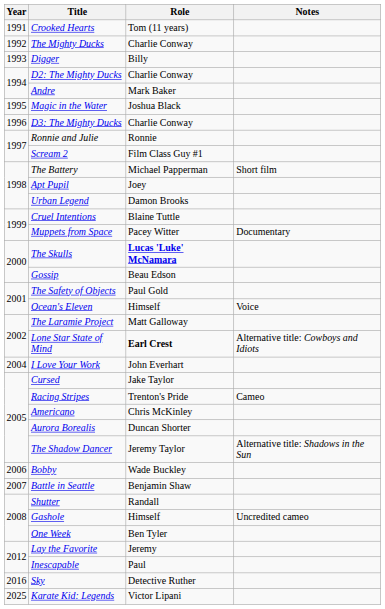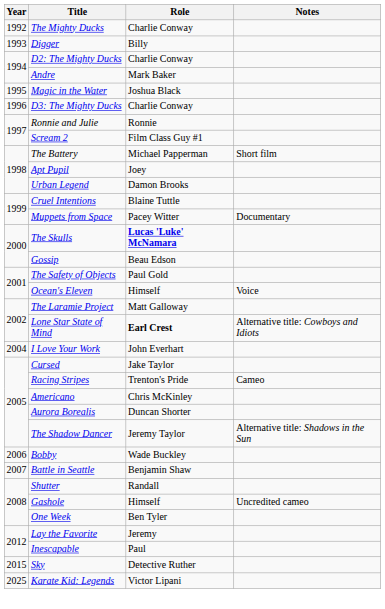- row: (63, 28)
(17, 580) 2016 -> (17, 565) 2015
